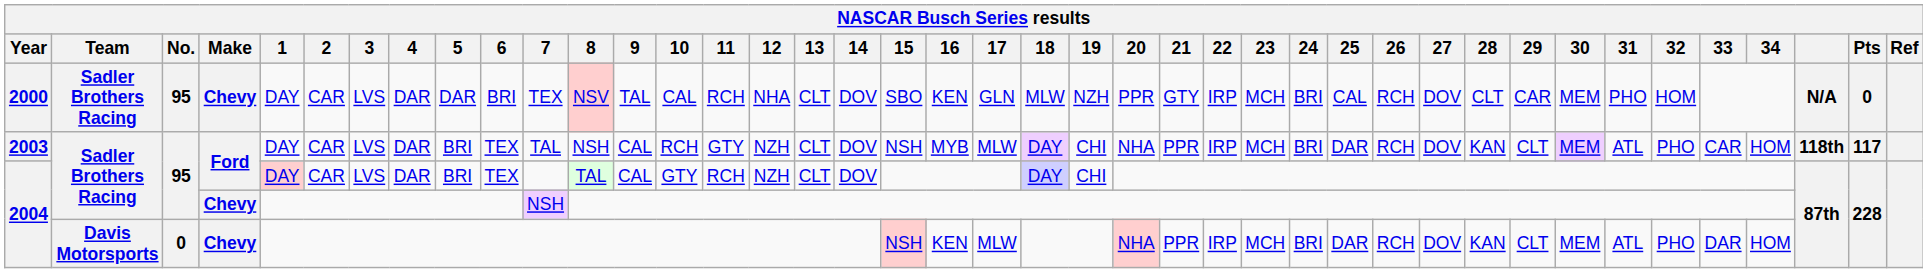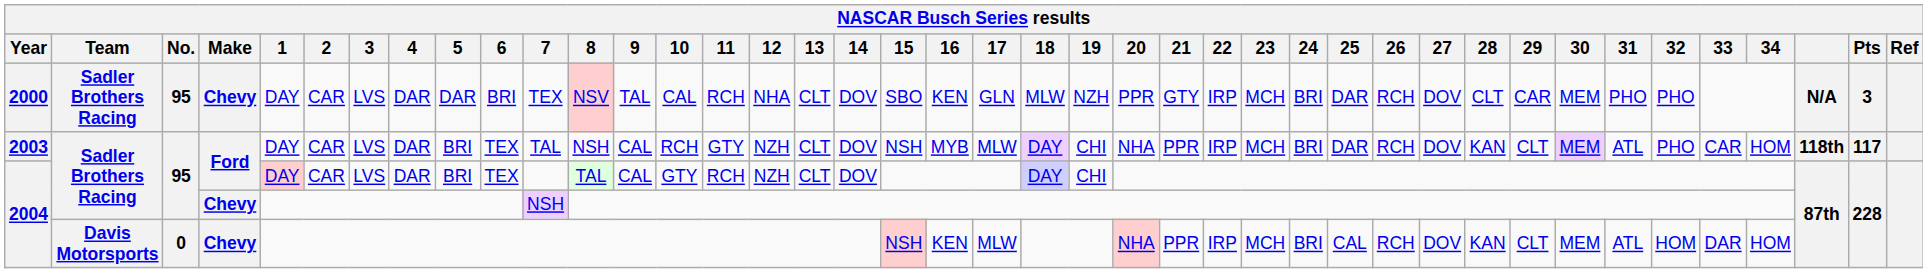(1350, 97) CAL -> (1350, 97) DAR
(1676, 97) HOM -> (1676, 97) PHO
(1867, 97) 0 -> (1867, 97) 3
(1350, 244) DAR -> (1350, 244) CAL
(1676, 244) PHO -> (1676, 244) HOM
